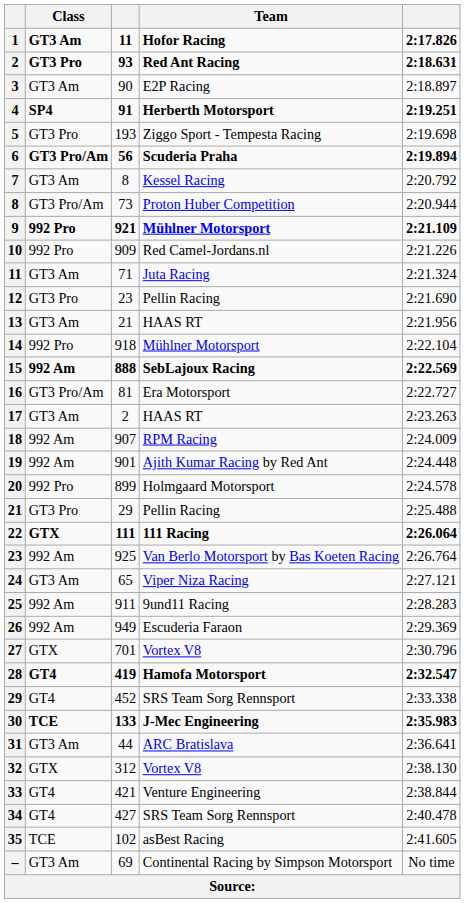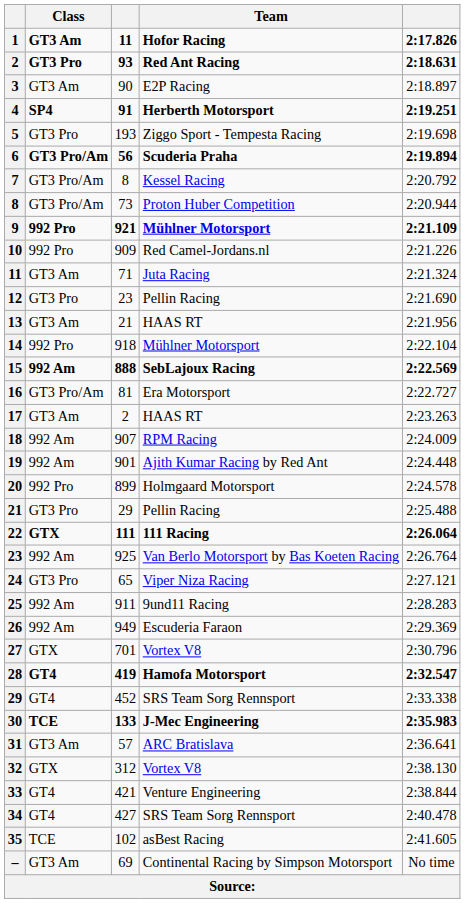(54, 181) GT3 Am -> (66, 181) GT3 Pro/Am
(54, 580) GT3 Am -> (54, 580) GT3 Pro
(125, 745) 44 -> (125, 745) 57
